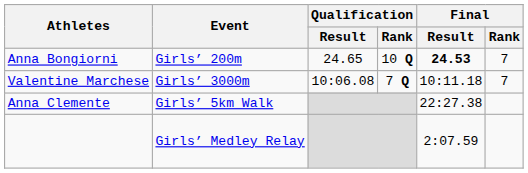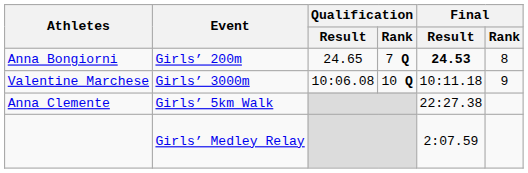(397, 59) 10 Q -> (397, 59) 7 Q
(504, 59) 7 -> (504, 59) 8
(397, 81) 7 Q -> (397, 81) 10 Q
(504, 81) 7 -> (504, 81) 9
